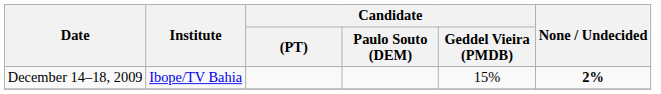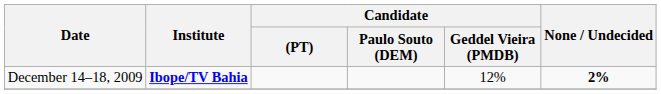(196, 77) normal -> (198, 77) bold
(487, 77) 15% -> (493, 77) 12%
